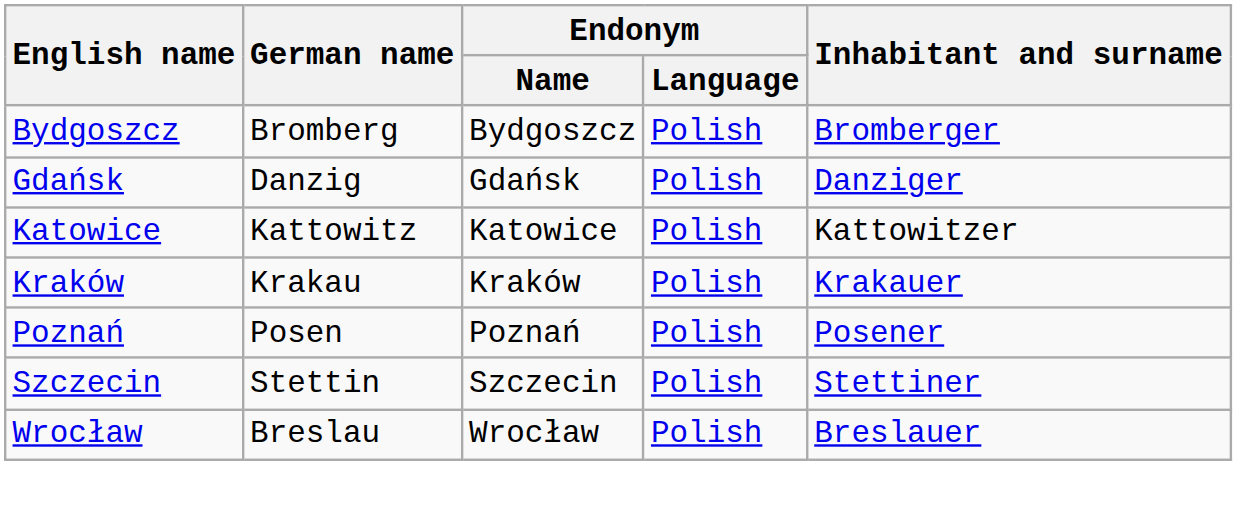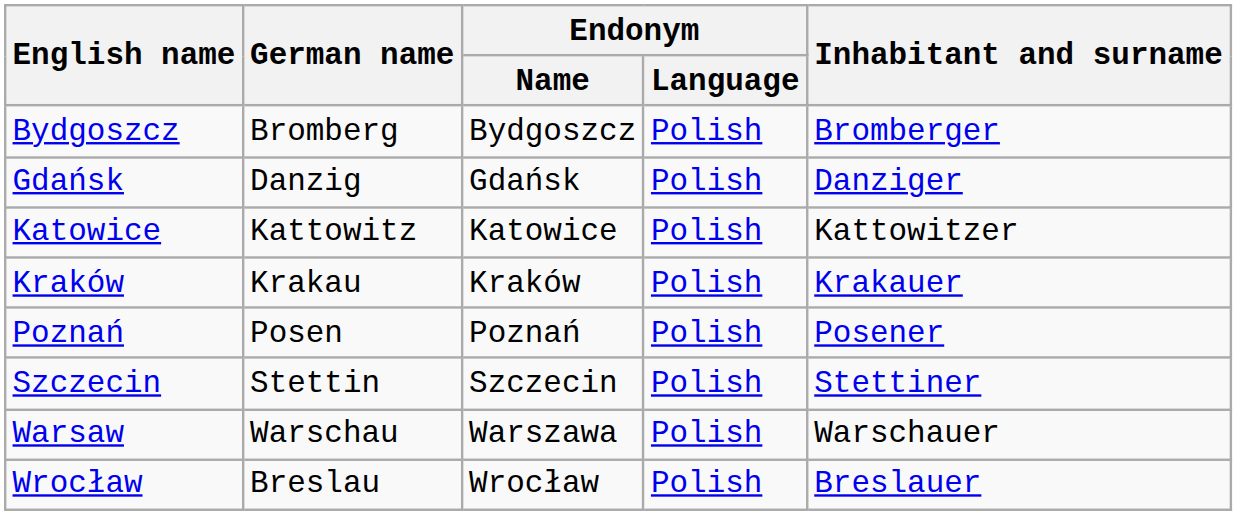+ row: (68, 434)
